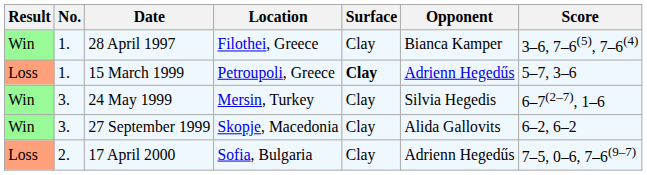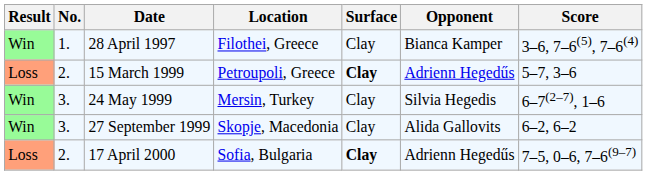(64, 71) 1. -> (64, 71) 2.
(361, 154) normal -> (361, 154) bold
